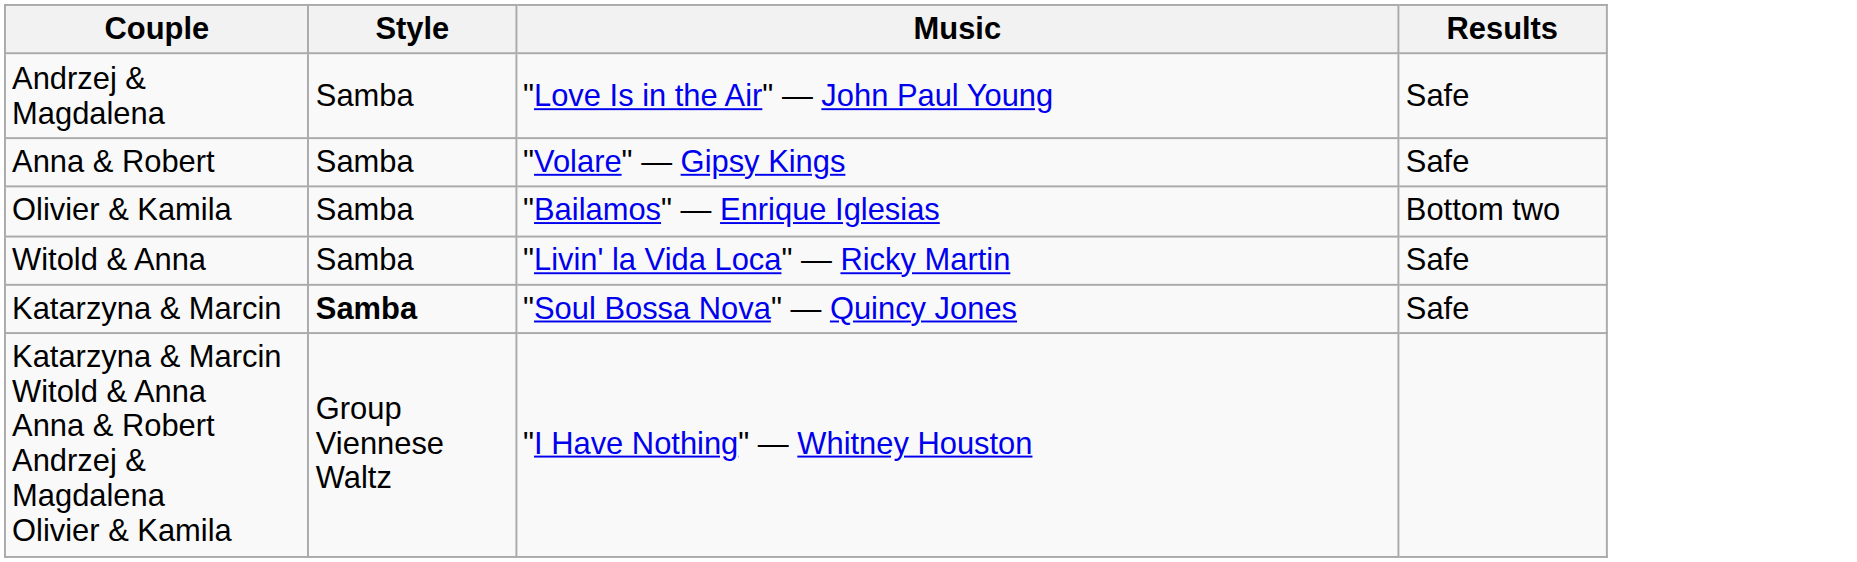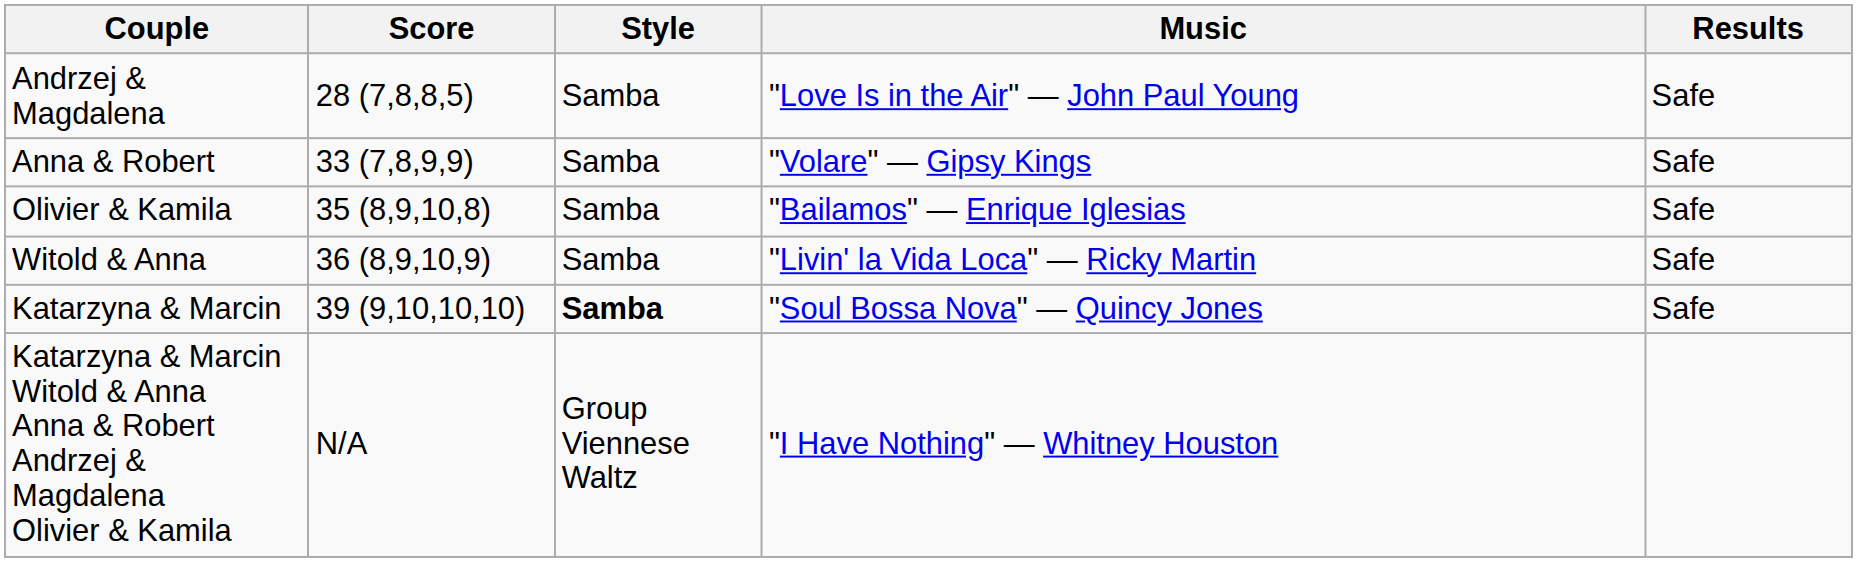+ column: (432, 28)
(1483, 210) Bottom two -> (1683, 210) Safe
